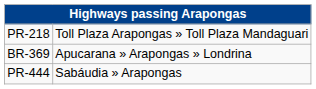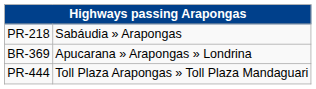(182, 34) Toll Plaza Arapongas » Toll Plaza Mandaguari -> (118, 34) Sabáudia » Arapongas
(118, 73) Sabáudia » Arapongas -> (182, 73) Toll Plaza Arapongas » Toll Plaza Mandaguari
